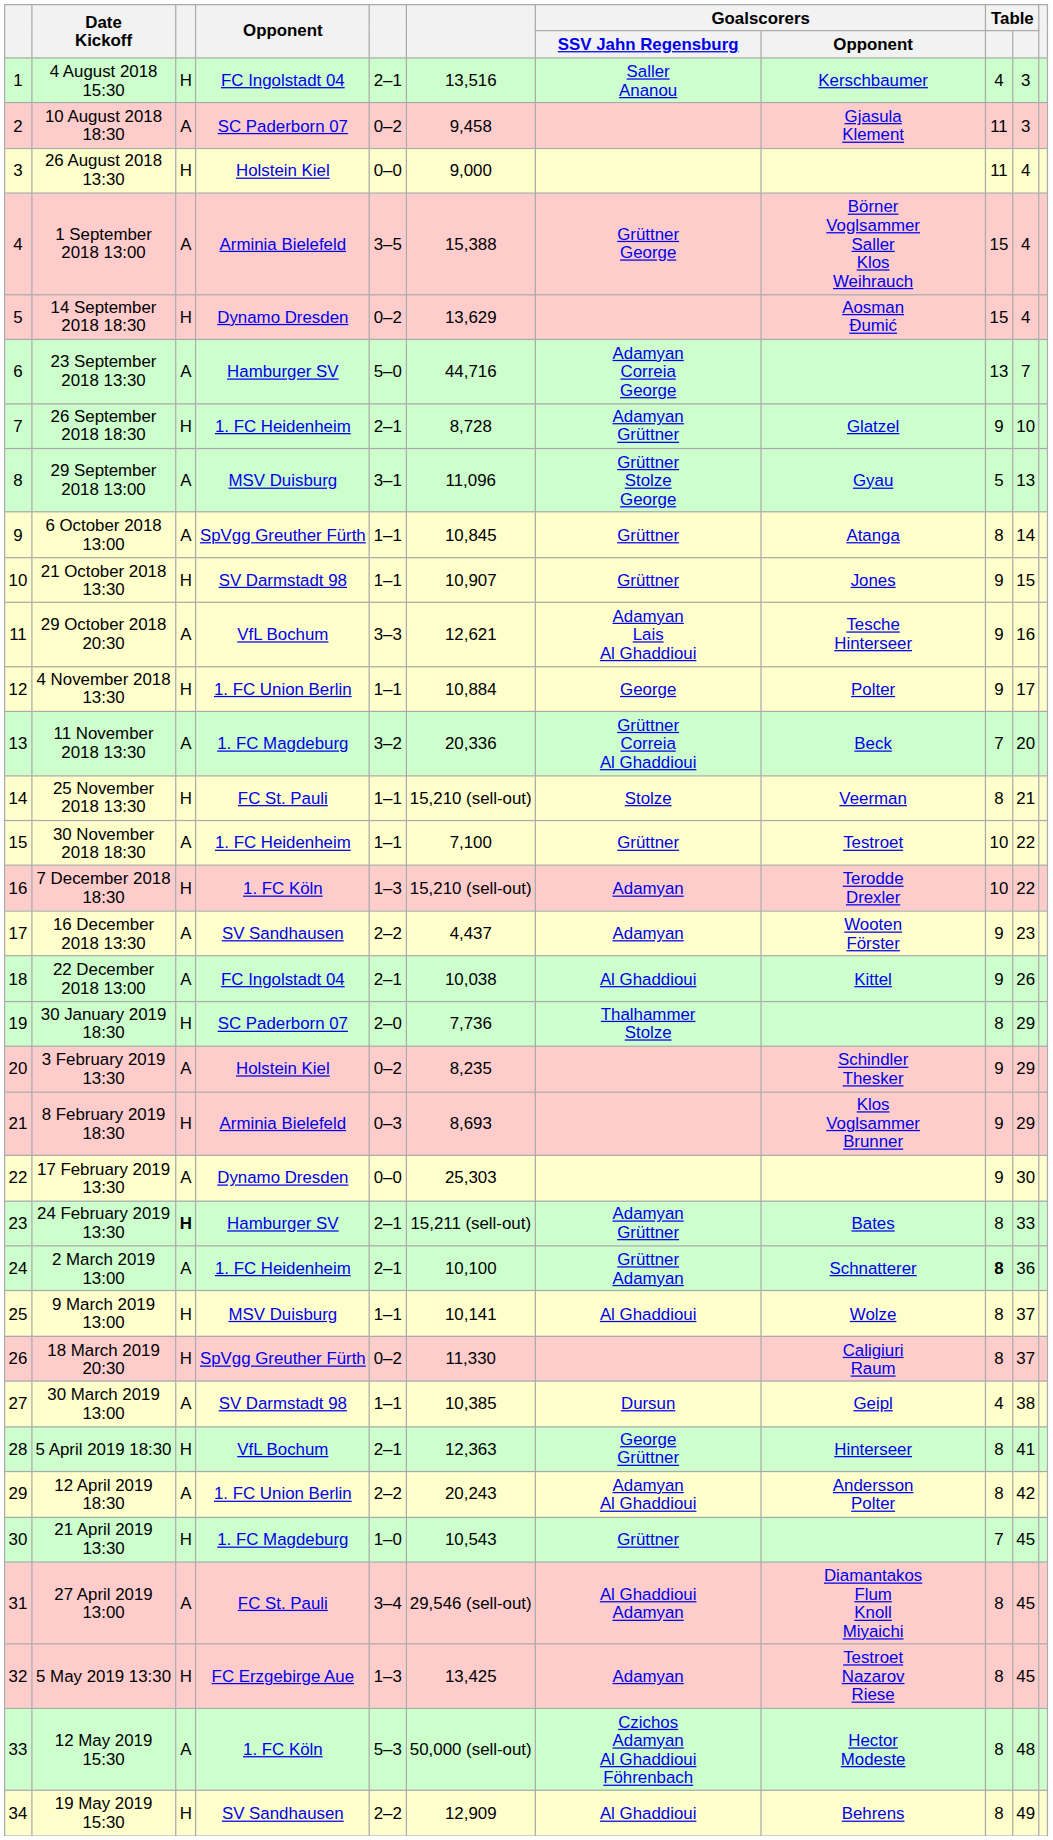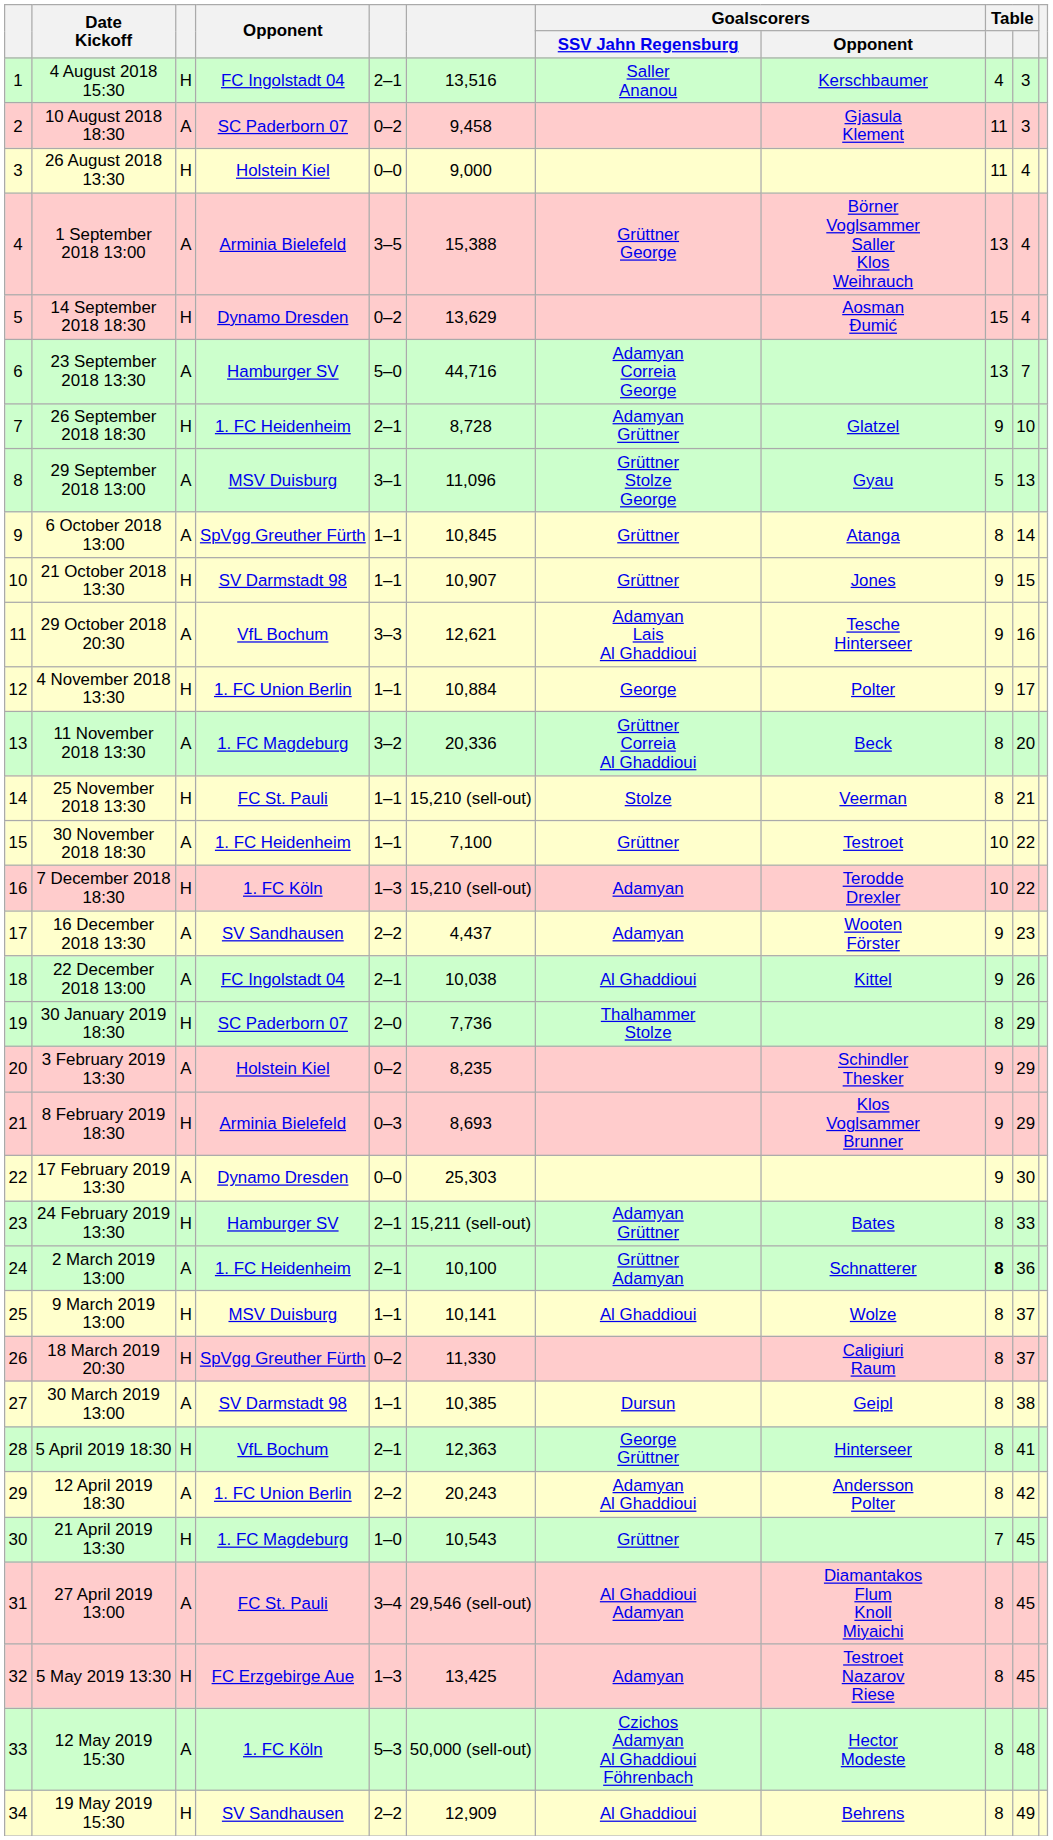(999, 243) 15 -> (999, 243) 13
(999, 743) 7 -> (999, 743) 8
(186, 1223) bold -> (186, 1223) normal
(999, 1404) 4 -> (999, 1404) 8
